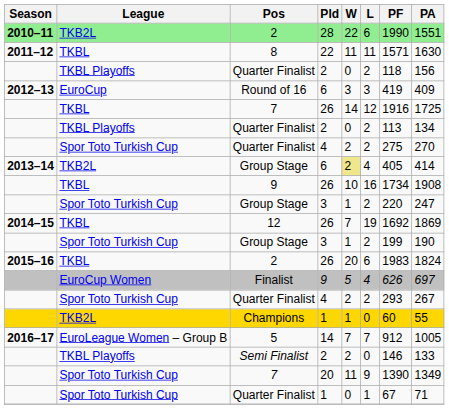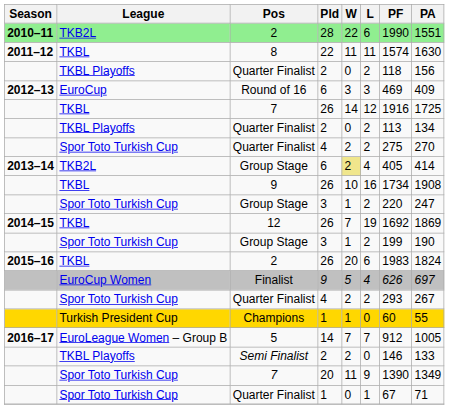(396, 52) 1571 -> (396, 52) 1574
(392, 90) 419 -> (392, 90) 469
(78, 318) TKB2L -> (119, 318) Turkish President Cup
